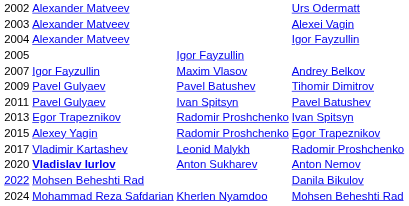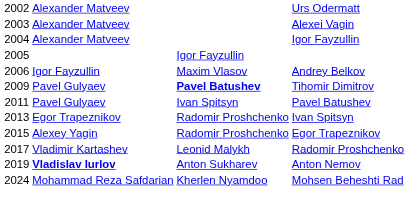(17, 71) 2007 -> (17, 71) 2006
(216, 86) normal -> (219, 86) bold
(17, 164) 2020 -> (17, 164) 2019
- row: (328, 180)
